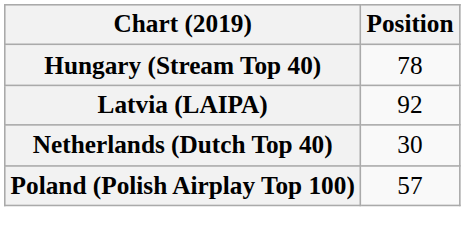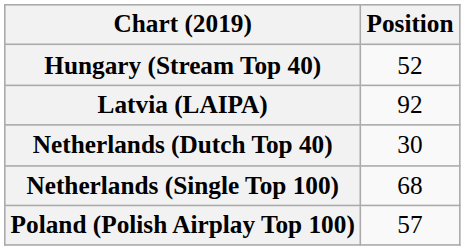(410, 64) 78 -> (410, 64) 52
+ row: (183, 184)
